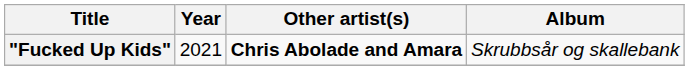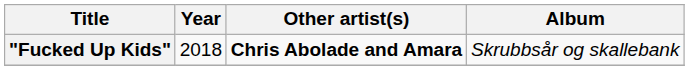(201, 49) 2021 -> (201, 49) 2018
